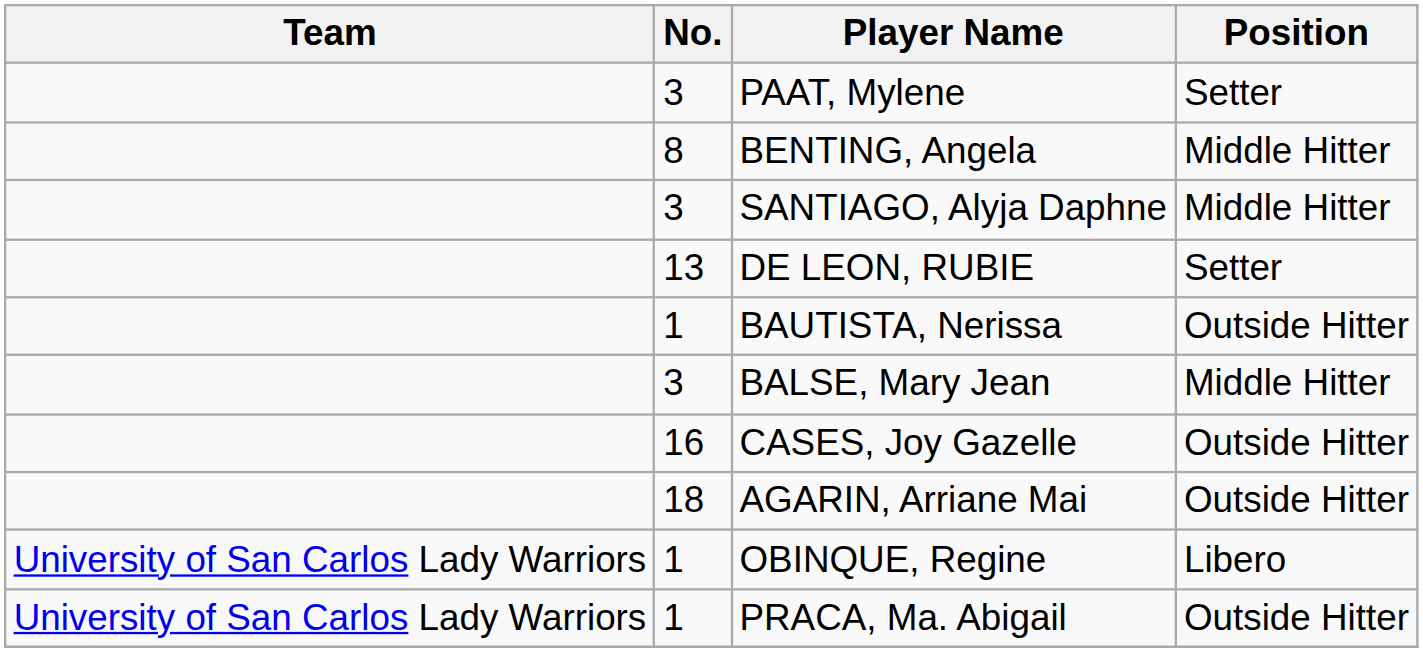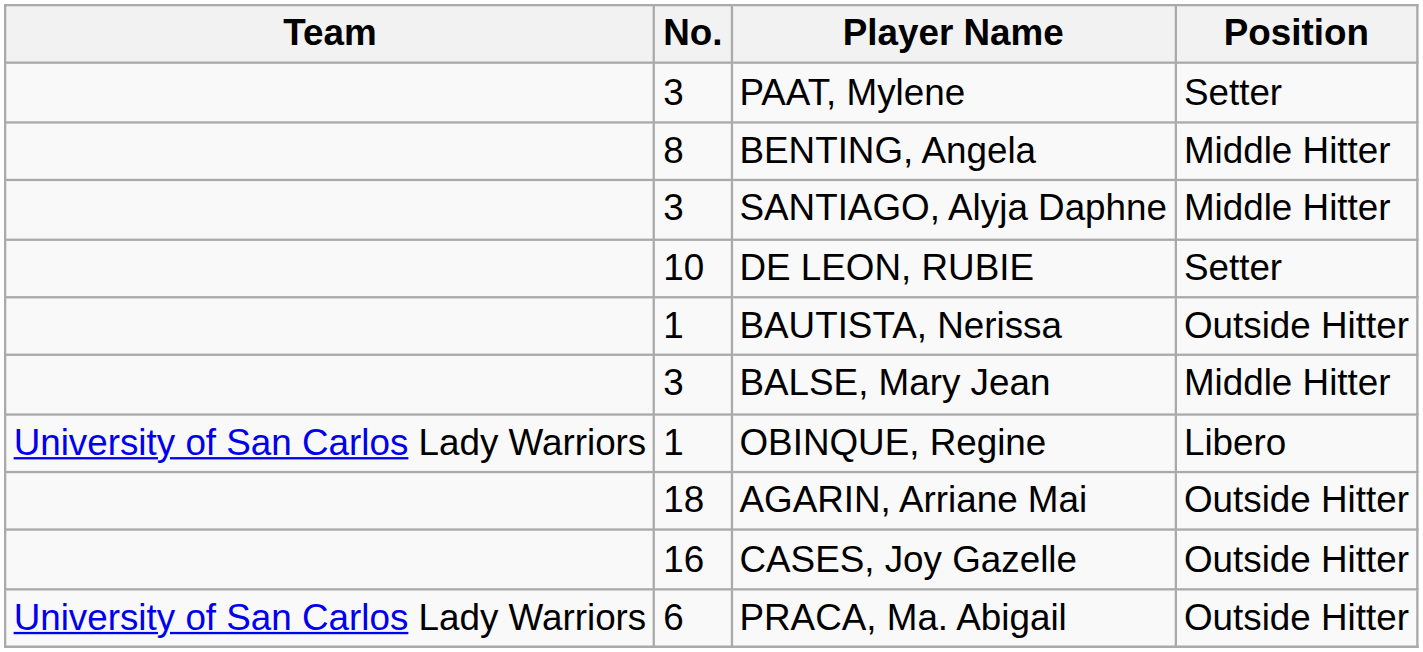(684, 267) 13 -> (684, 267) 10
rows swapped: (908, 442) <-> (893, 558)
(673, 617) 1 -> (673, 617) 6
